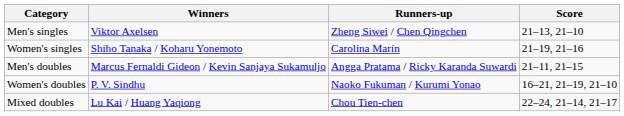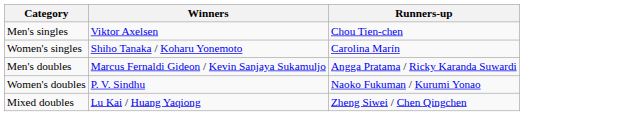- column: (569, 13)
(399, 31) Zheng Siwei / Chen Qingchen -> (367, 31) Chou Tien-chen
(367, 102) Chou Tien-chen -> (399, 102) Zheng Siwei / Chen Qingchen
